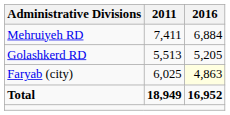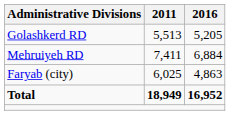rows swapped: (47, 54) <-> (45, 34)
(208, 74) lightyellow background -> (208, 74) no background
